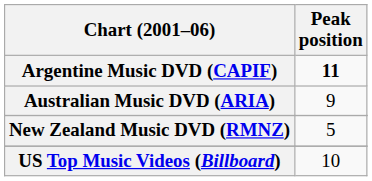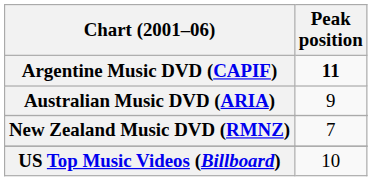(331, 130) 5 -> (331, 130) 7
